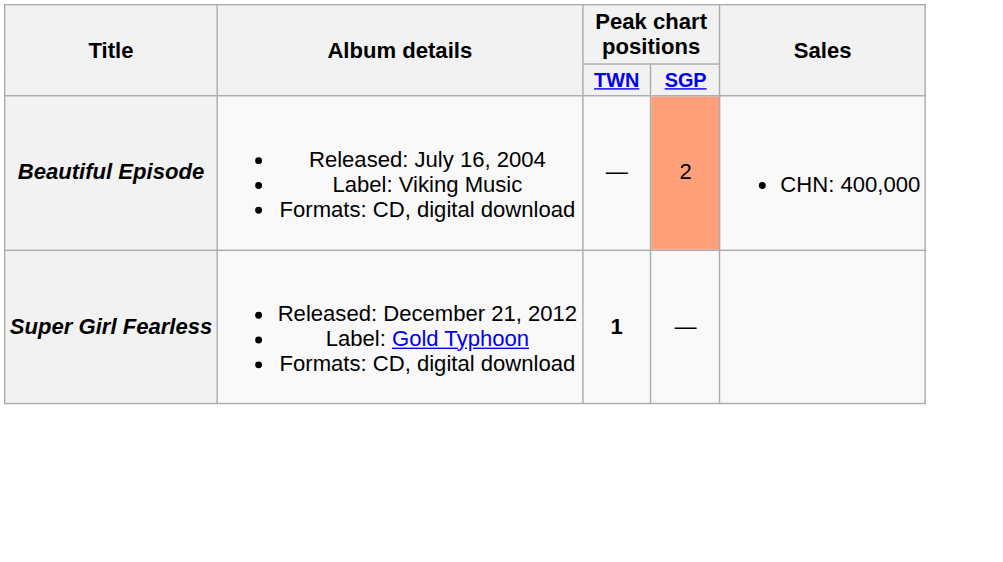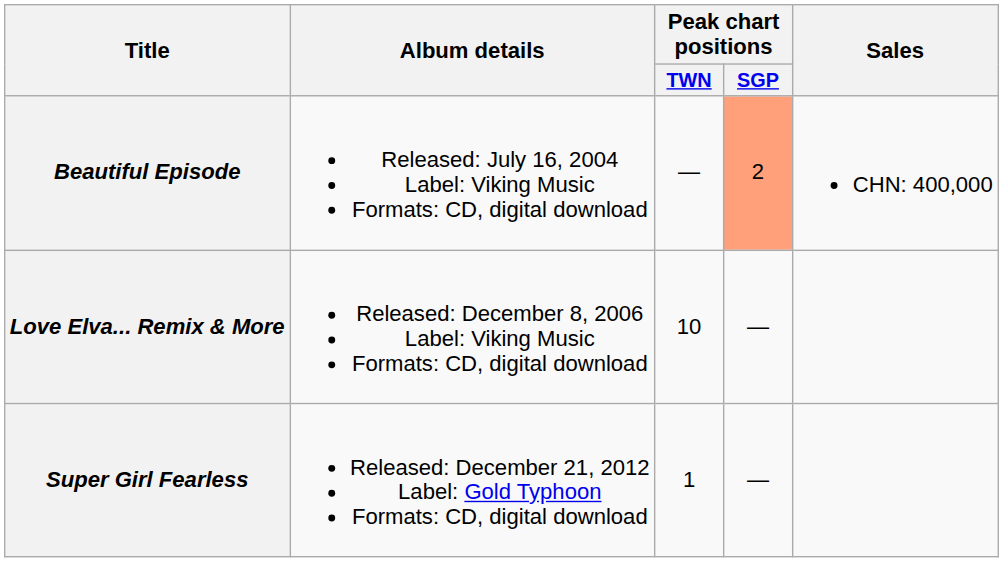+ row: (147, 326)
(617, 326) bold -> (689, 479) normal
